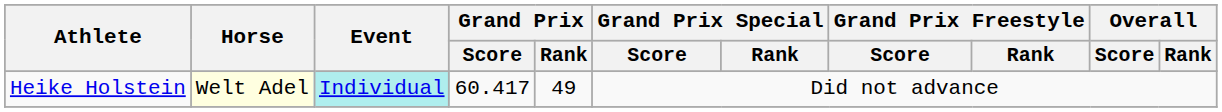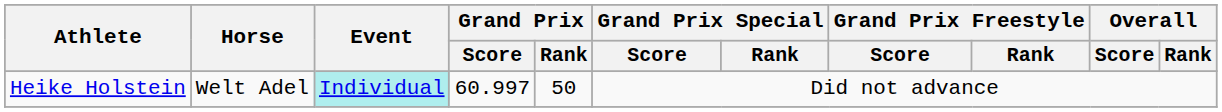(252, 89) lightyellow background -> (252, 89) no background
(492, 89) 60.417 -> (492, 89) 60.997
(564, 89) 49 -> (564, 89) 50
